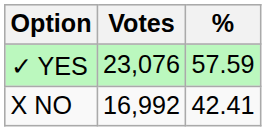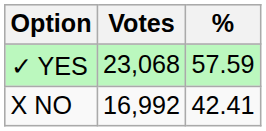(141, 65) 23,076 -> (141, 65) 23,068
